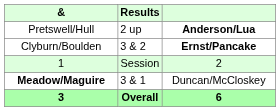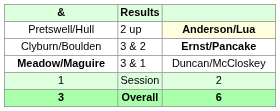(219, 29) no background -> (219, 29) lightyellow background
rows swapped: (61, 81) <-> (61, 64)
